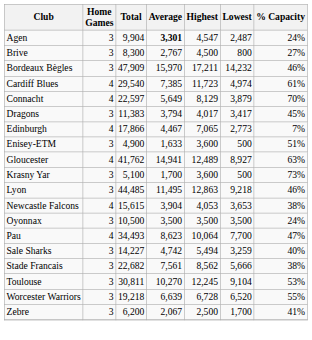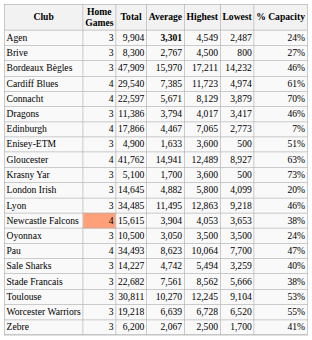(207, 38) 4,547 -> (207, 38) 4,549
(171, 99) 5,649 -> (171, 99) 5,671
(131, 114) 11,383 -> (131, 114) 11,386
(296, 114) 45% -> (296, 114) 46%
+ row: (31, 190)
(131, 190) 44,485 -> (131, 205) 34,485
(111, 205) no background -> (111, 220) lightsalmon background
(171, 220) 3,500 -> (171, 236) 3,050
